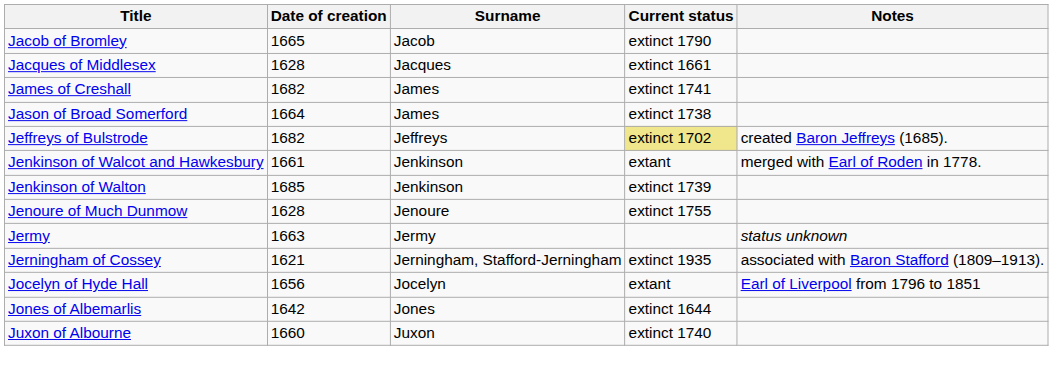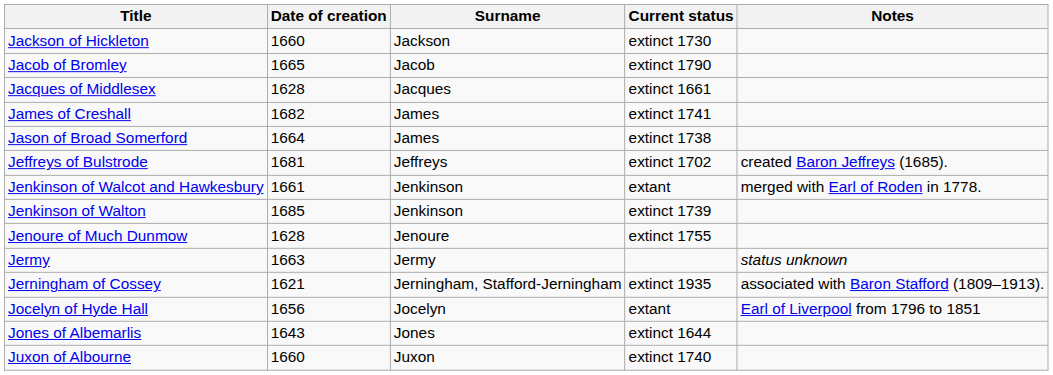+ row: (78, 41)
(288, 138) 1682 -> (288, 162) 1681
(670, 138) khaki background -> (670, 162) no background
(288, 308) 1642 -> (288, 333) 1643
